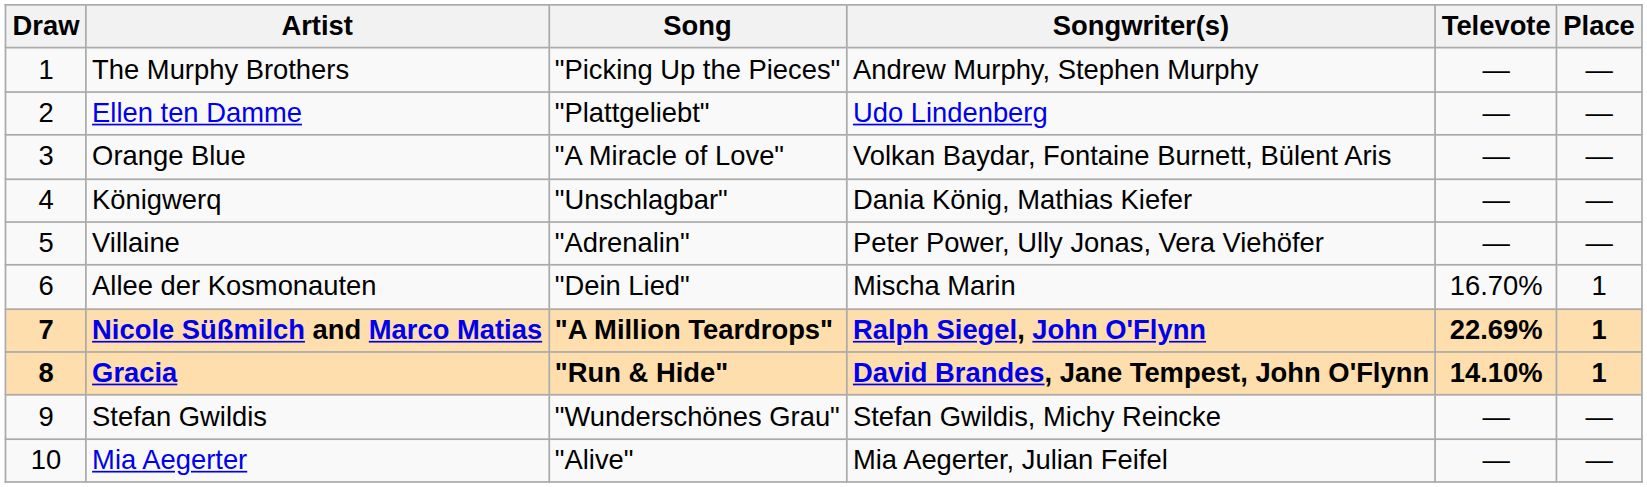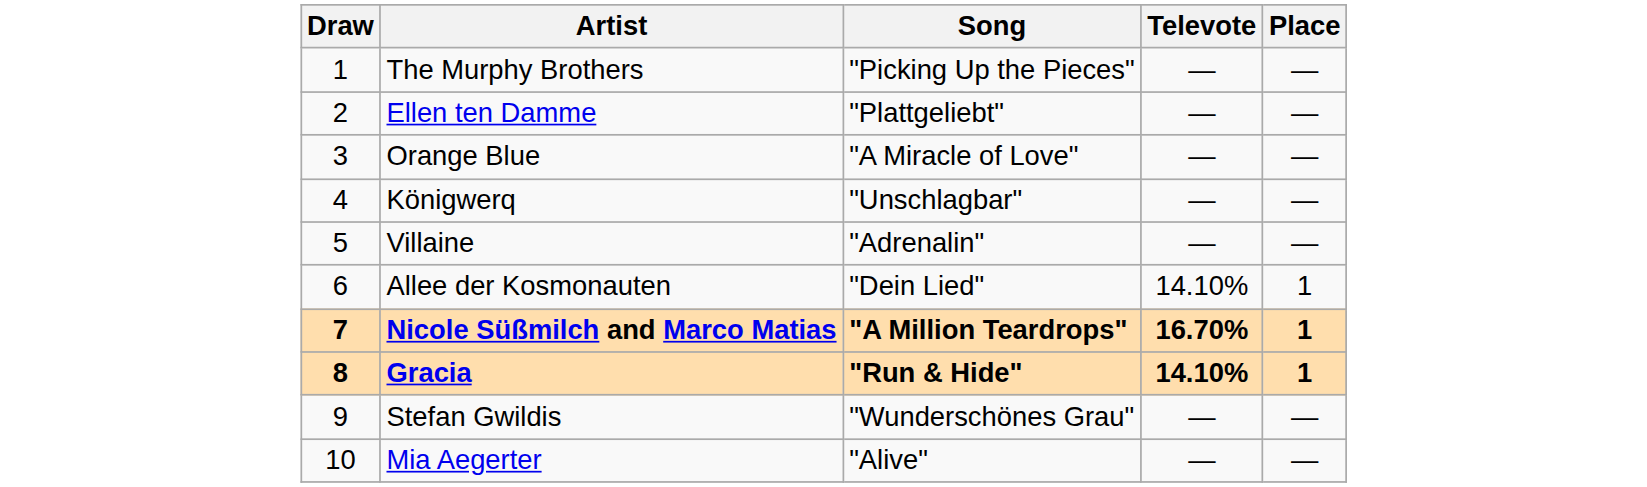- column: (1141, 26)
(1496, 286) 16.70% -> (1202, 286) 14.10%
(1496, 329) 22.69% -> (1202, 329) 16.70%
